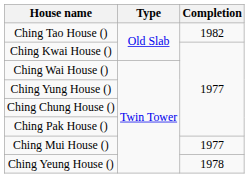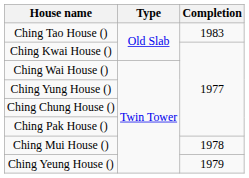(212, 32) 1982 -> (212, 32) 1983
(212, 145) 1977 -> (212, 145) 1978
(212, 164) 1978 -> (212, 164) 1979
